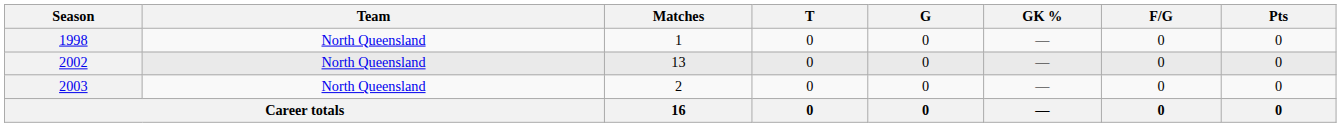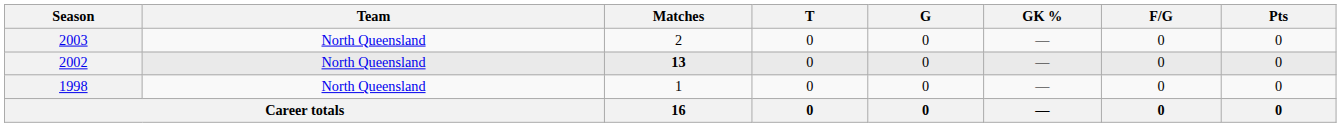rows swapped: (73, 40) <-> (73, 87)
(678, 63) normal -> (678, 63) bold
